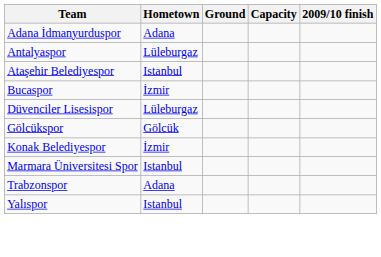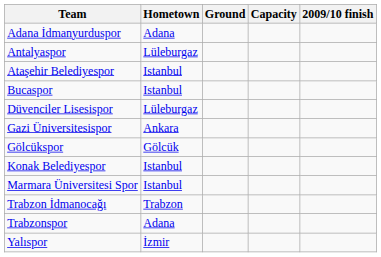(156, 90) İzmir -> (163, 90) Istanbul
+ row: (59, 128)
(156, 147) İzmir -> (163, 166) Istanbul
+ row: (57, 204)
(163, 204) Istanbul -> (156, 242) İzmir
